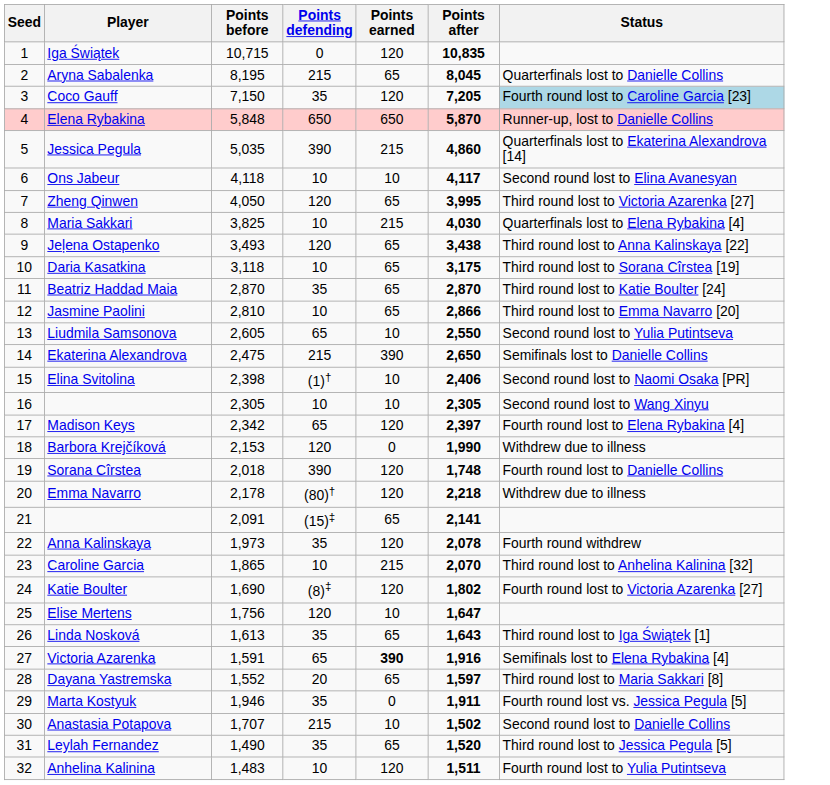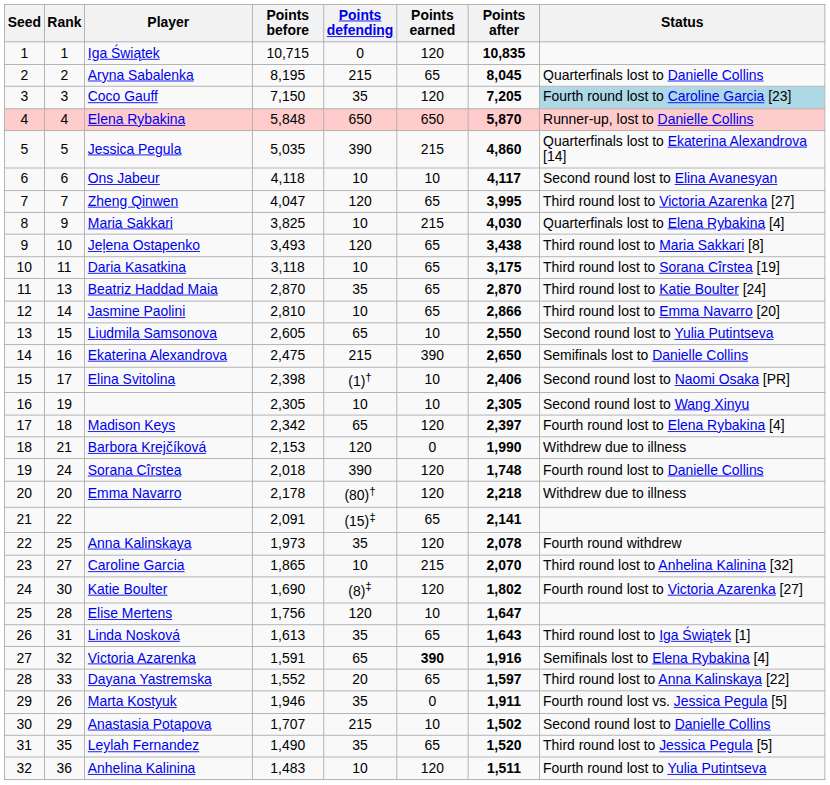+ column: (64, 23)
(247, 201) 4,050 -> (288, 201) 4,047
(626, 245) Third round lost to Anna Kalinskaya [22] -> (653, 245) Third round lost to Maria Sakkari [8]
(613, 680) Third round lost to Maria Sakkari [8] -> (666, 680) Third round lost to Anna Kalinskaya [22]
